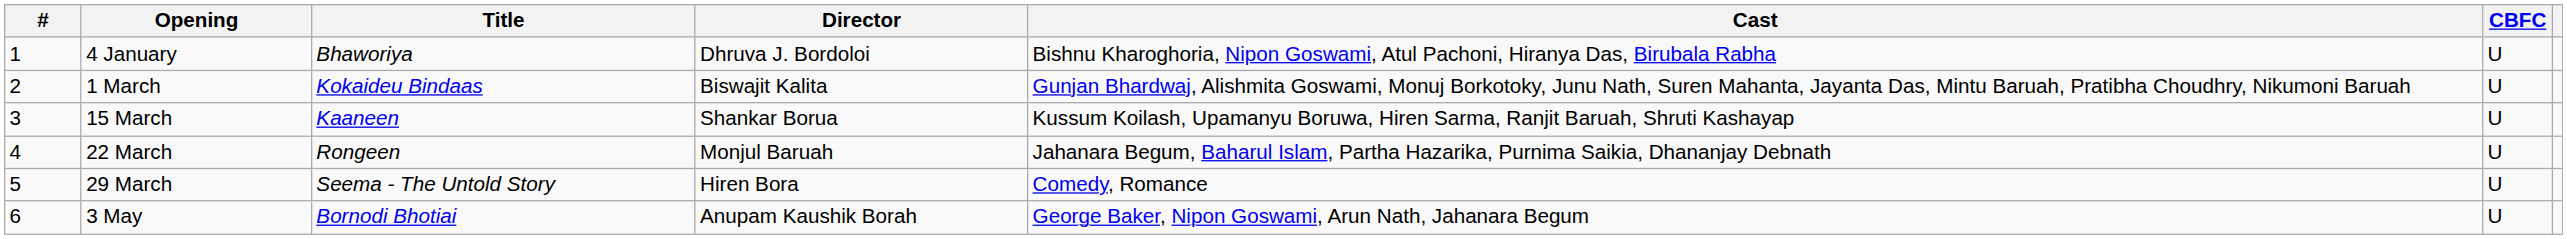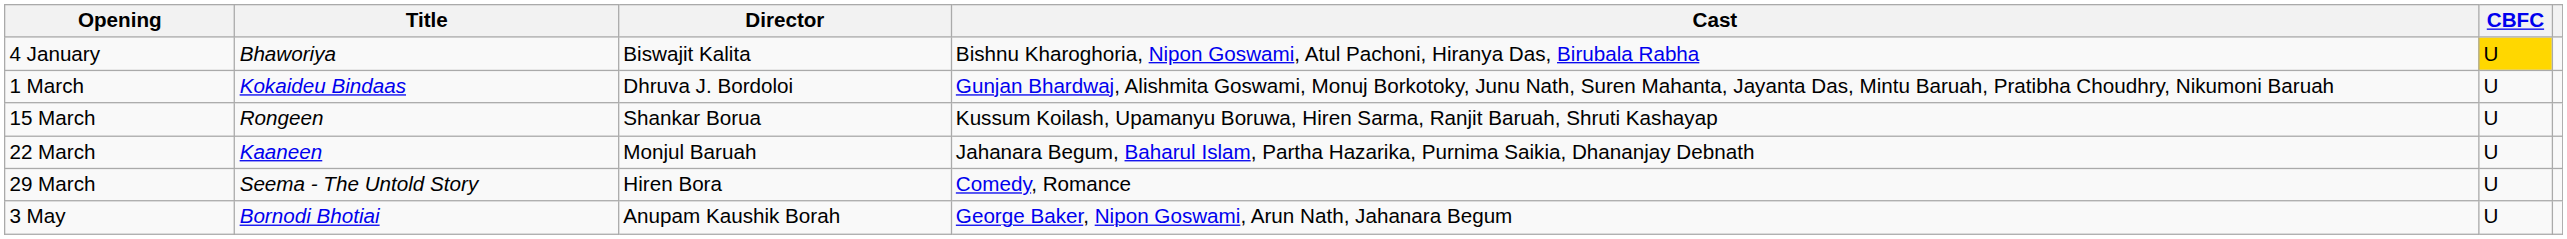- column: (43, 20)
(785, 53) Dhruva J. Bordoloi -> (687, 53) Biswajit Kalita
(2495, 53) no background -> (2491, 53) gold background
(764, 86) Biswajit Kalita -> (708, 86) Dhruva J. Bordoloi
(358, 119) Kaaneen -> (282, 119) Rongeen
(358, 151) Rongeen -> (281, 151) Kaaneen
